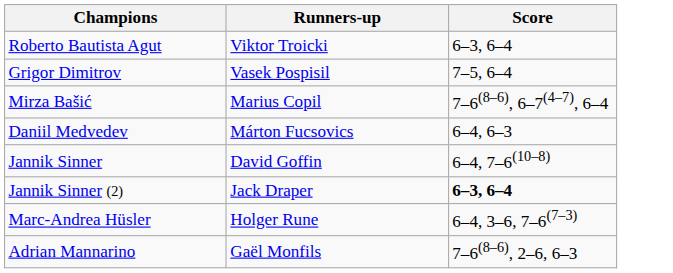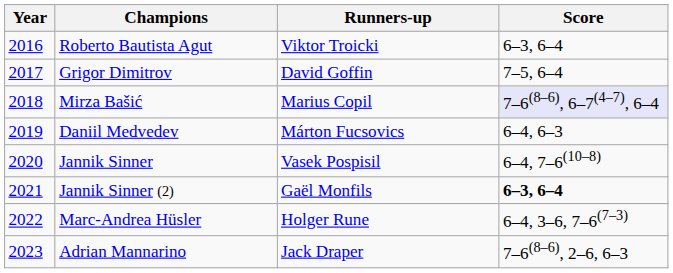+ column: (30, 18)
(280, 72) Vasek Pospisil -> (327, 72) David Goffin
(530, 101) no background -> (581, 101) lavender background
(276, 160) David Goffin -> (331, 160) Vasek Pospisil
(271, 190) Jack Draper -> (326, 190) Gaël Monfils
(276, 251) Gaël Monfils -> (322, 251) Jack Draper
